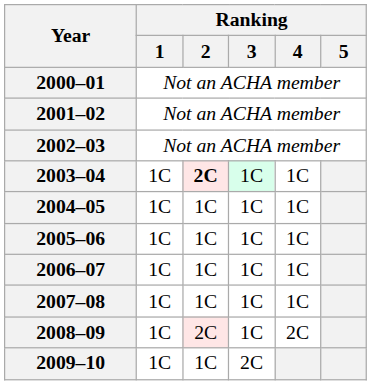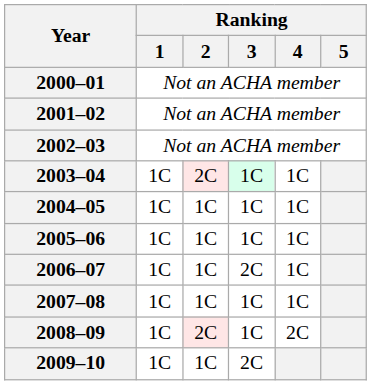(206, 176) bold -> (206, 176) normal
(252, 269) 1C -> (252, 269) 2C
